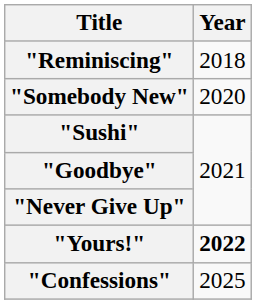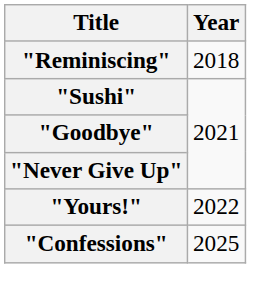- row: (99, 96)
(222, 243) bold -> (216, 206) normal
